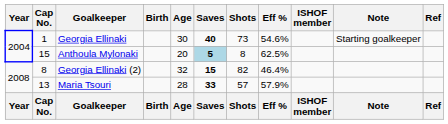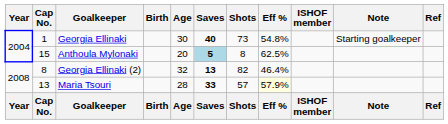(275, 39) 54.6% -> (275, 39) 54.8%
(210, 70) 15 -> (210, 70) 13
(275, 85) no background -> (275, 85) lightyellow background
